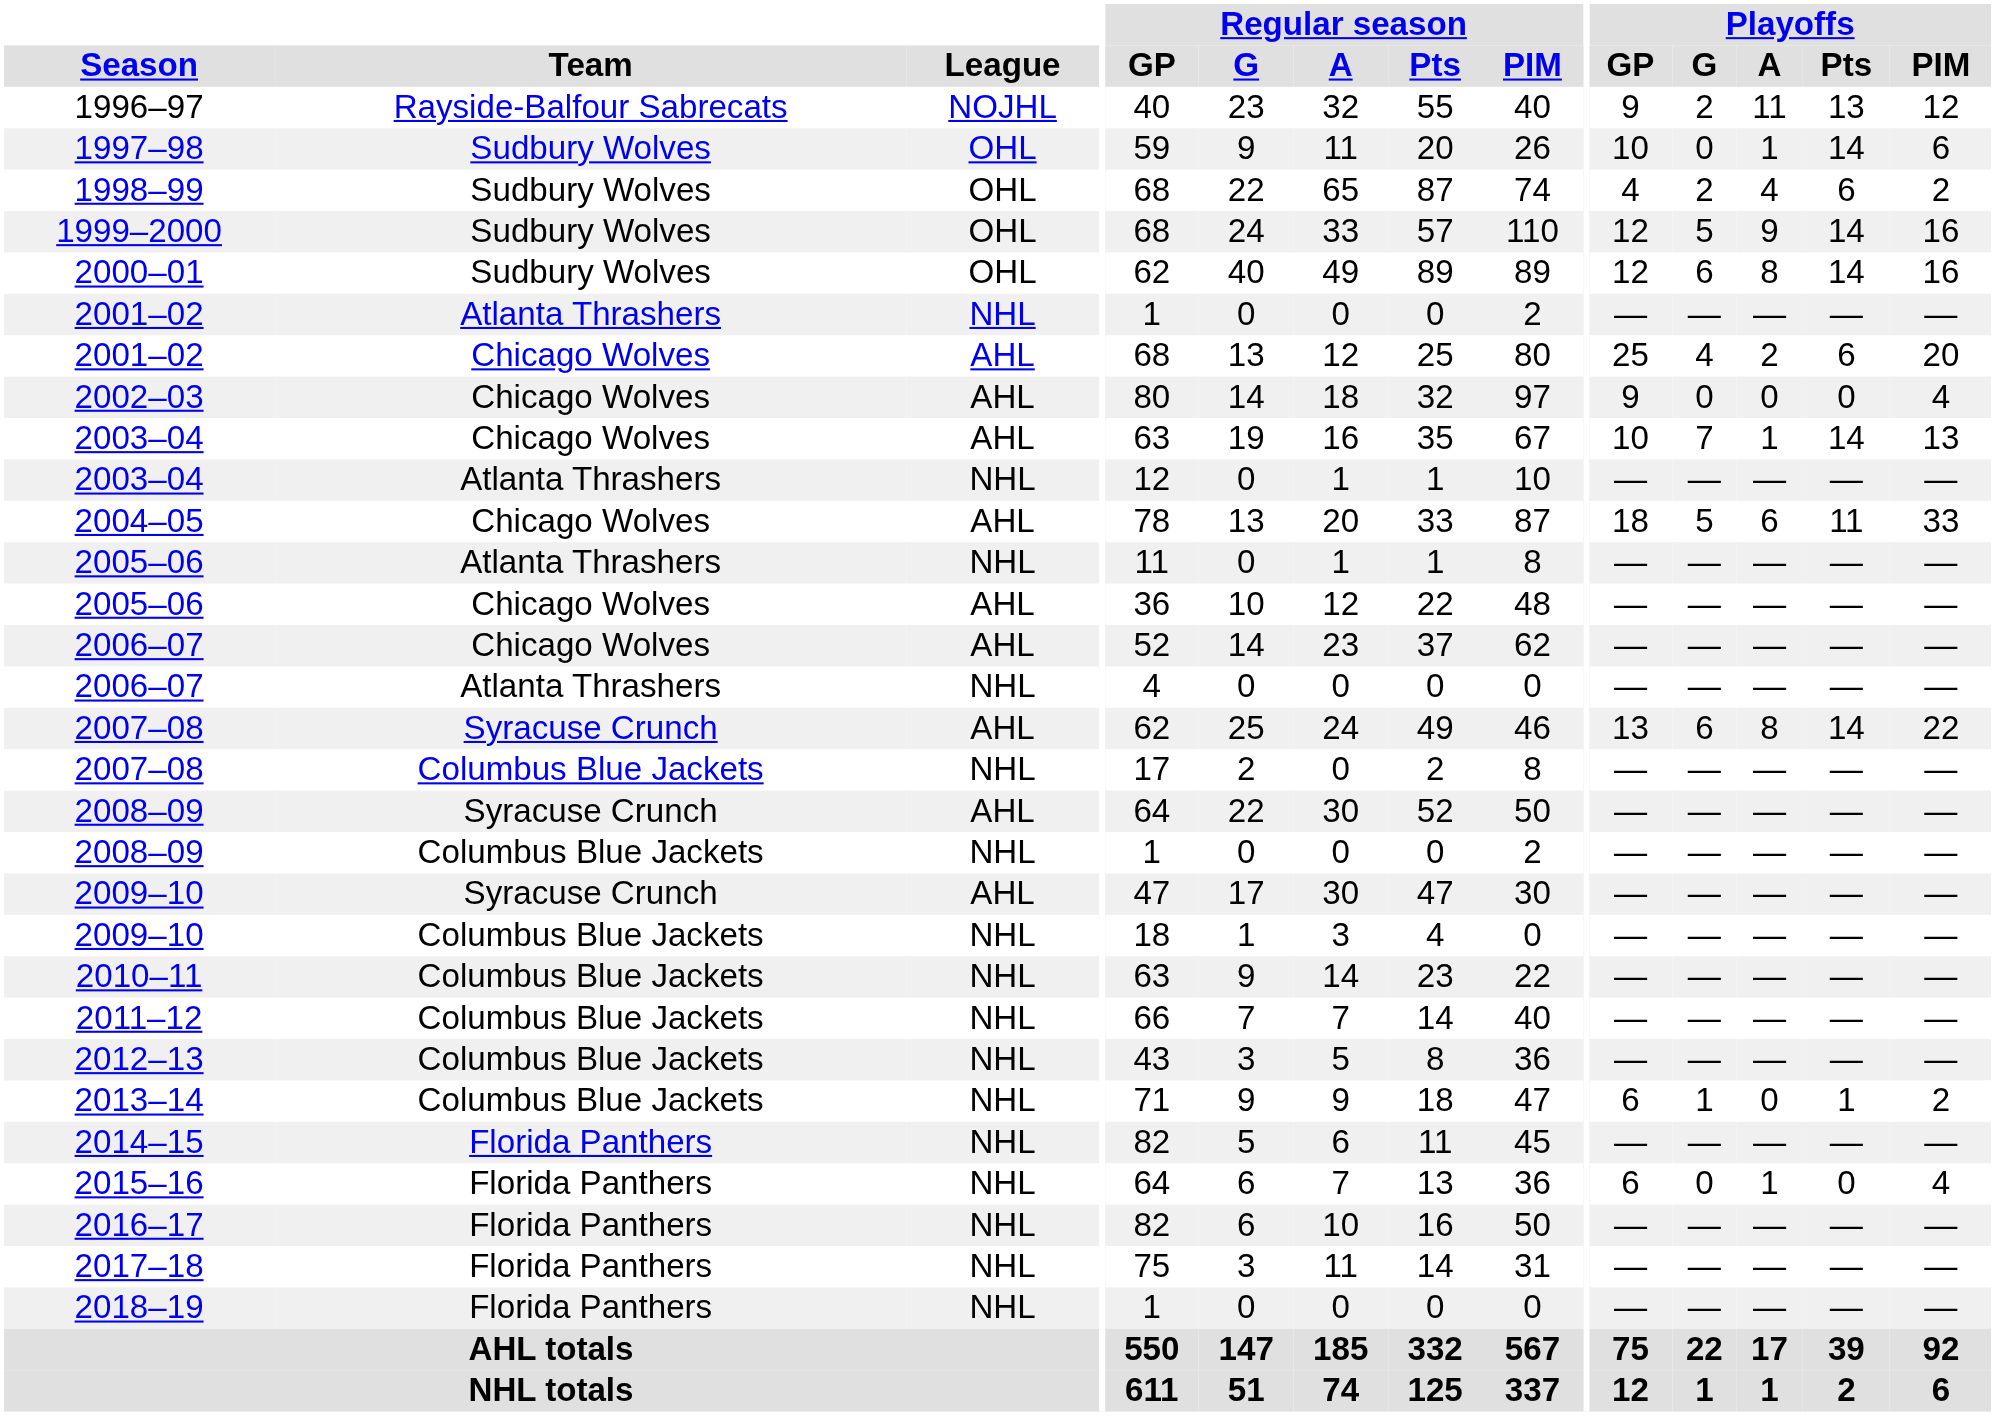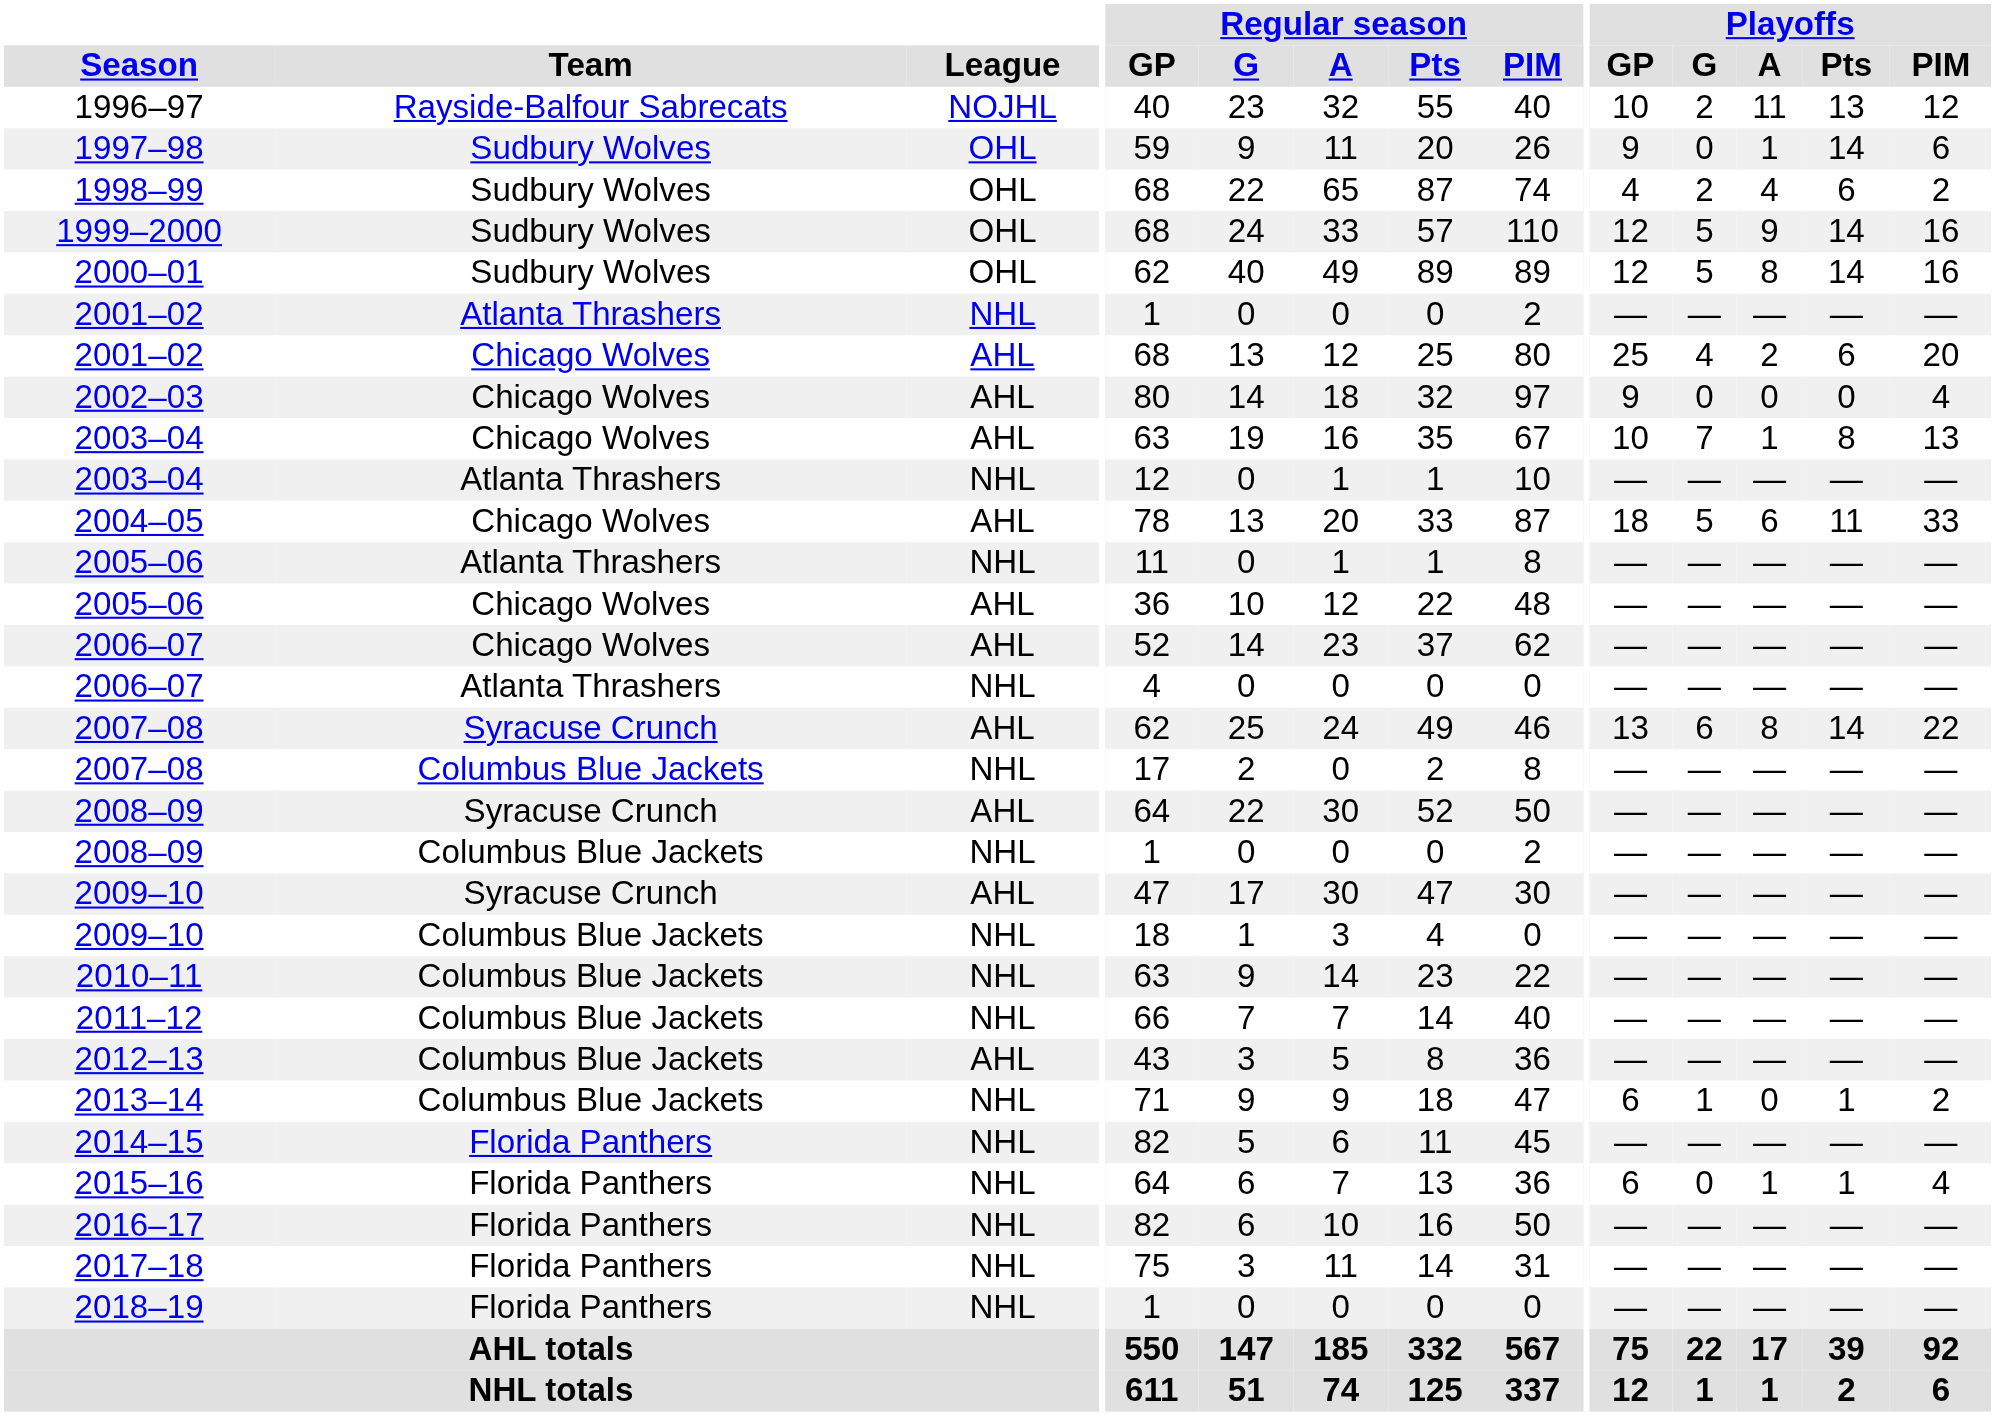(1630, 106) 9 -> (1630, 106) 10
(1630, 148) 10 -> (1630, 148) 9
(1704, 272) 6 -> (1704, 272) 5
(1846, 438) 14 -> (1846, 438) 8
(1003, 1059) NHL -> (1003, 1059) AHL
(1846, 1183) 0 -> (1846, 1183) 1
